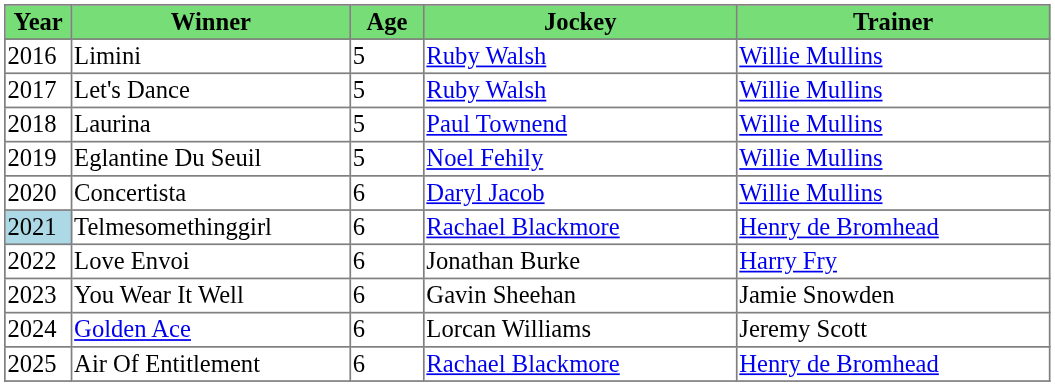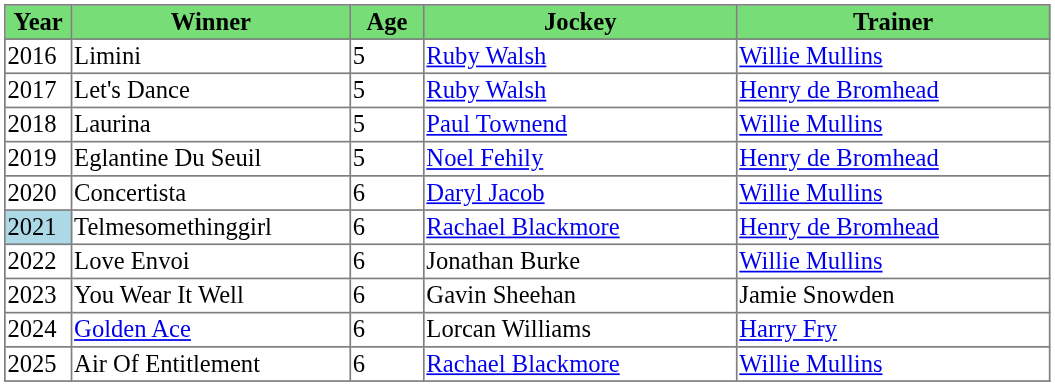(811, 90) Willie Mullins -> (839, 90) Henry de Bromhead
(811, 158) Willie Mullins -> (839, 158) Henry de Bromhead
(788, 260) Harry Fry -> (811, 260) Willie Mullins
(803, 329) Jeremy Scott -> (788, 329) Harry Fry
(839, 363) Henry de Bromhead -> (811, 363) Willie Mullins
